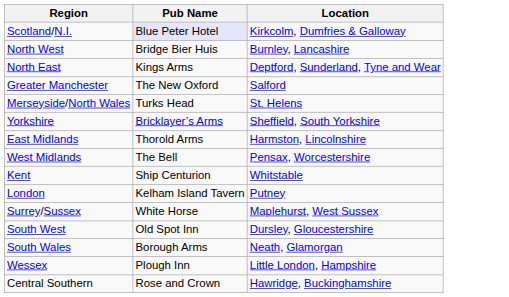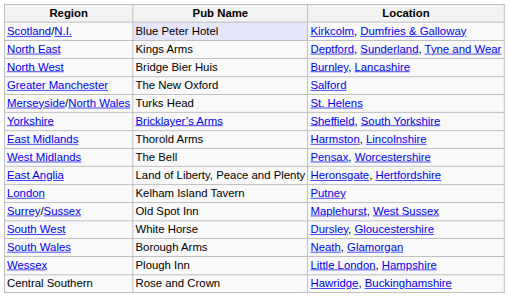rows swapped: (35, 49) <-> (34, 67)
+ row: (35, 175)
- row: (19, 175)
(167, 211) White Horse -> (167, 211) Old Spot Inn
(167, 229) Old Spot Inn -> (167, 229) White Horse
